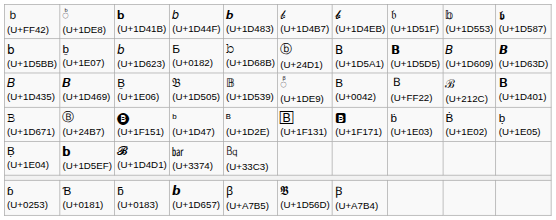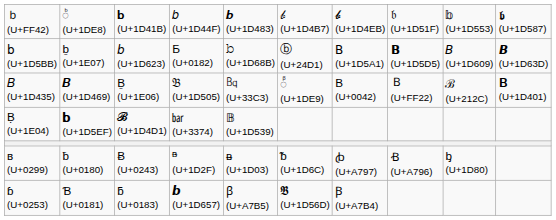(250, 90) 𝔹 (U+1D539) -> (247, 90) ㏃ (U+33C3)
- row: (31, 124)
(247, 158) ㏃ (U+33C3) -> (250, 124) 𝔹 (U+1D539)
+ row: (27, 163)
